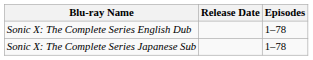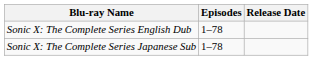columns swapped: (285, 13) <-> (230, 13)
